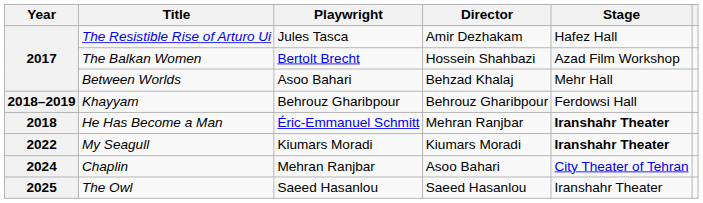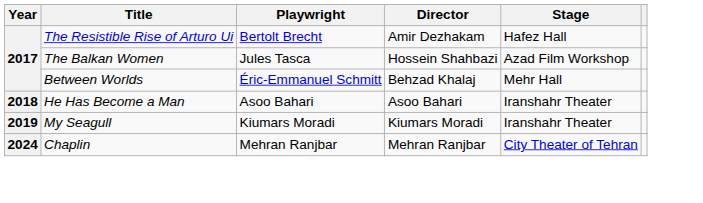(313, 36) Jules Tasca -> (281, 36) Bertolt Brecht
(319, 58) Bertolt Brecht -> (275, 58) Jules Tasca
(314, 79) Asoo Bahari -> (311, 79) Éric-Emmanuel Schmitt
- row: (110, 101)
(348, 123) Éric-Emmanuel Schmitt -> (277, 101) Asoo Bahari
(474, 123) Mehran Ranjbar -> (425, 101) Asoo Bahari
(612, 123) bold -> (558, 101) normal
(42, 144) 2022 -> (23, 123) 2019
(612, 144) bold -> (558, 123) normal
(463, 166) Asoo Bahari -> (437, 144) Mehran Ranjbar
- row: (107, 187)
